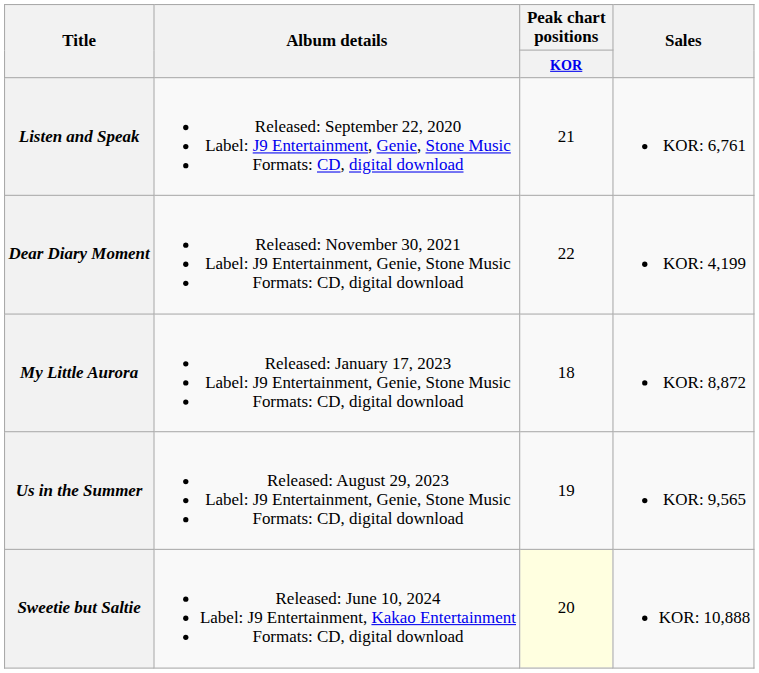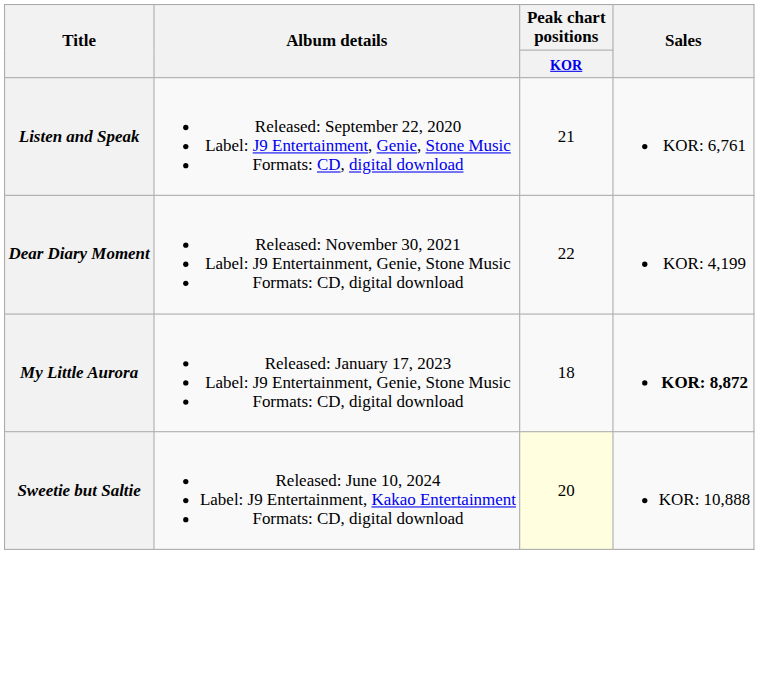(683, 382) normal -> (683, 382) bold
- row: (79, 490)
